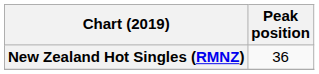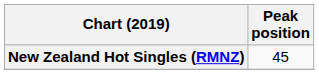(281, 57) 36 -> (281, 57) 45
